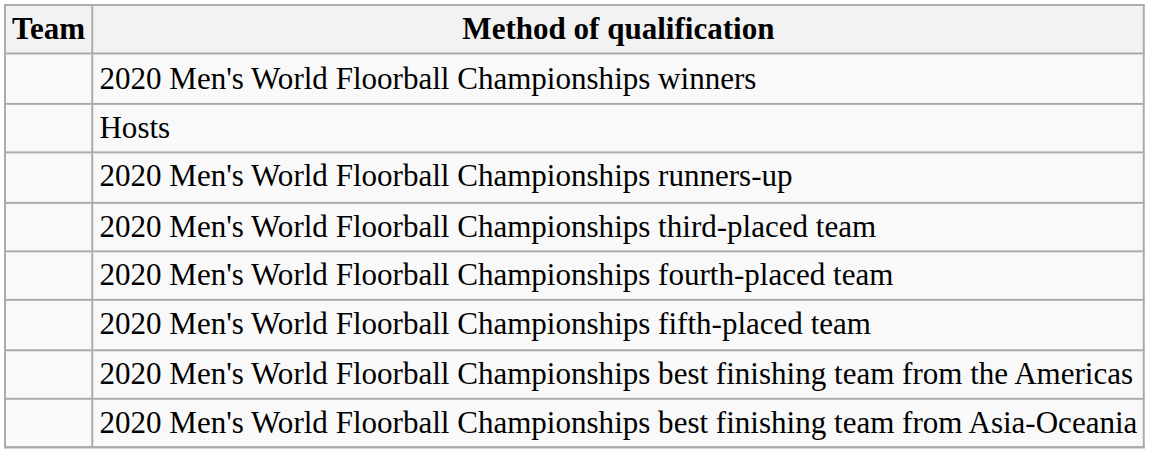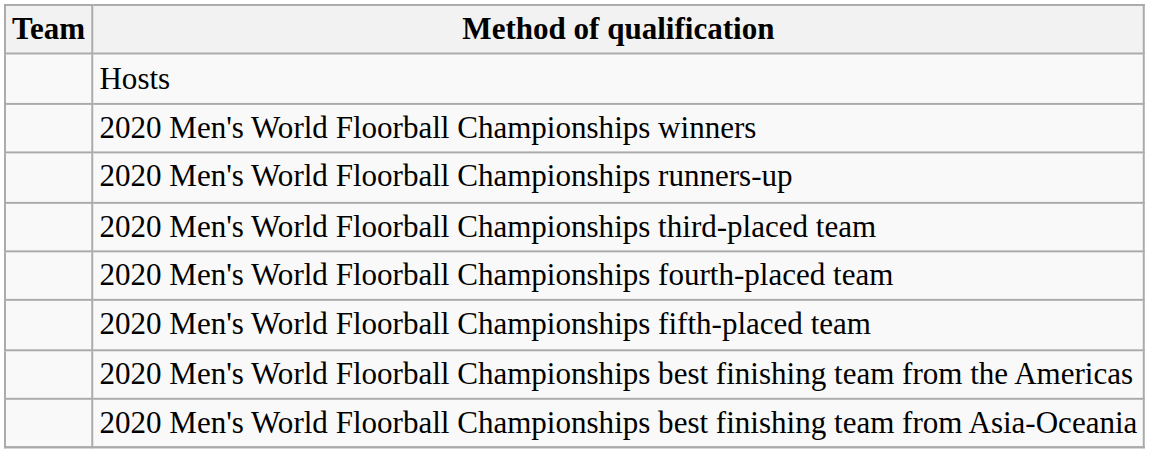rows swapped: (135, 127) <-> (428, 78)
